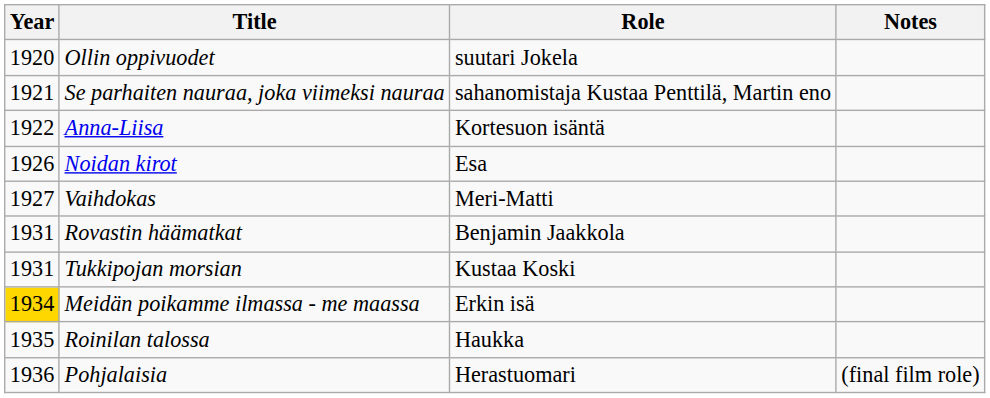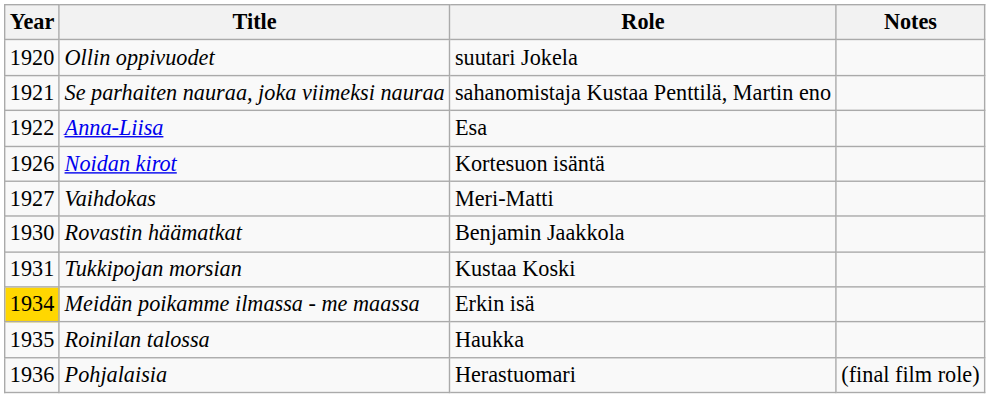(530, 127) Kortesuon isäntä -> (471, 127) Esa
(471, 163) Esa -> (530, 163) Kortesuon isäntä
(32, 233) 1931 -> (32, 233) 1930
